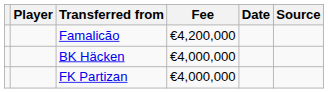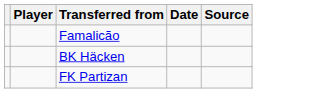- column: (203, 14)
